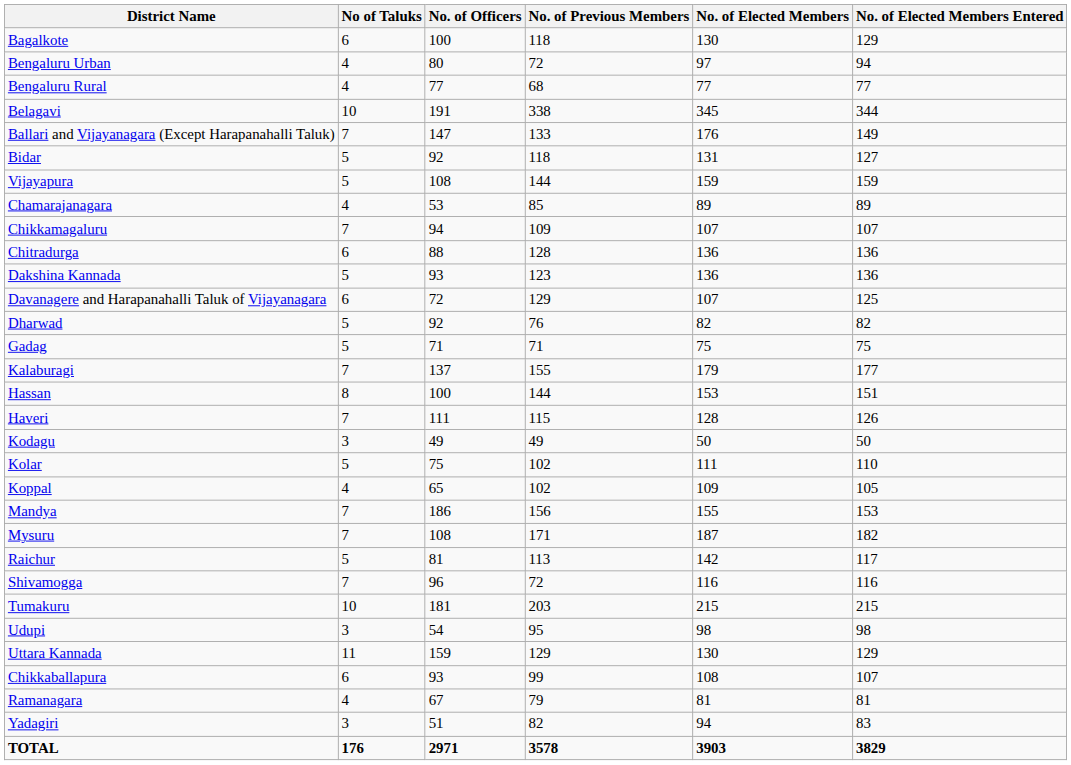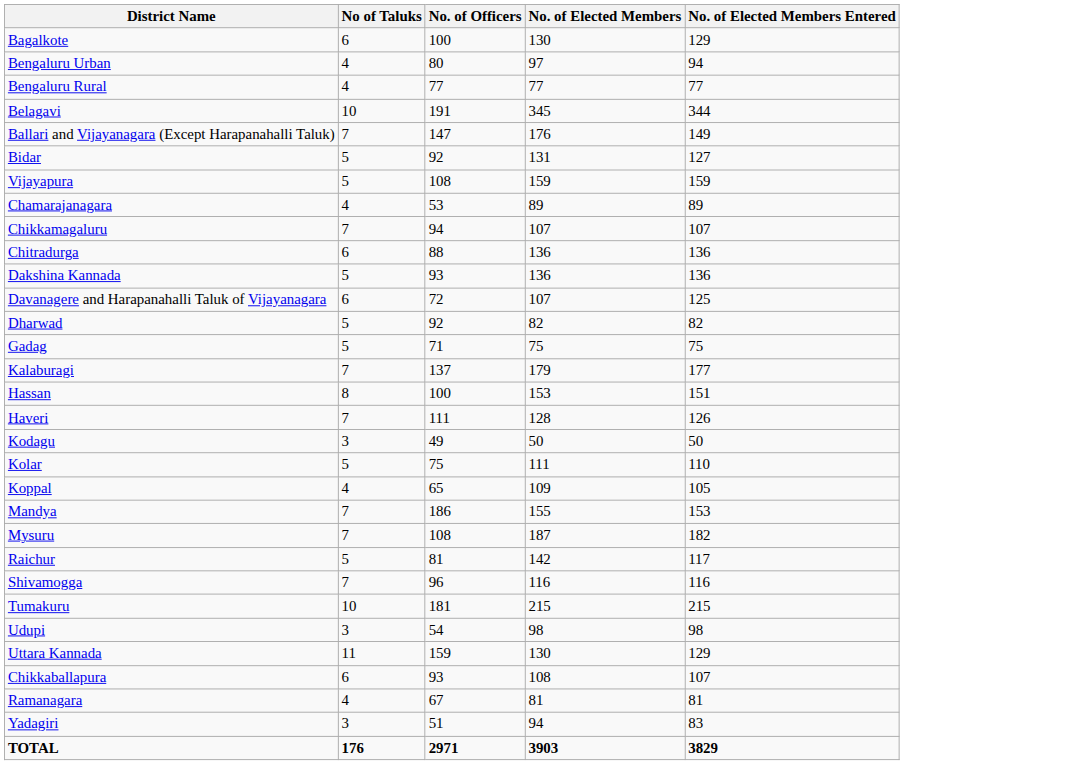- column: (609, 16)
